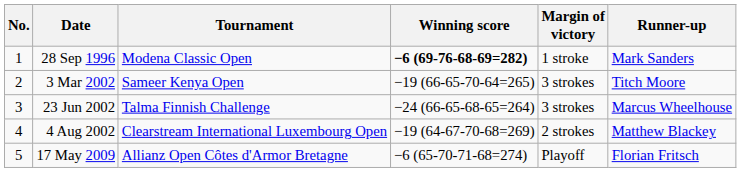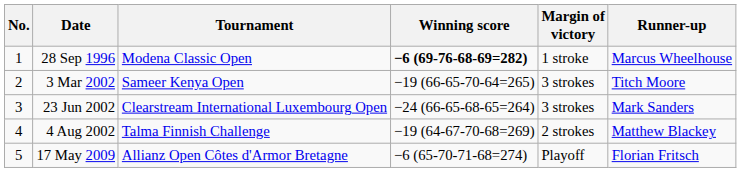(653, 58) Mark Sanders -> (672, 58) Marcus Wheelhouse
(196, 107) Talma Finnish Challenge -> (254, 107) Clearstream International Luxembourg Open
(672, 107) Marcus Wheelhouse -> (653, 107) Mark Sanders
(254, 131) Clearstream International Luxembourg Open -> (196, 131) Talma Finnish Challenge
